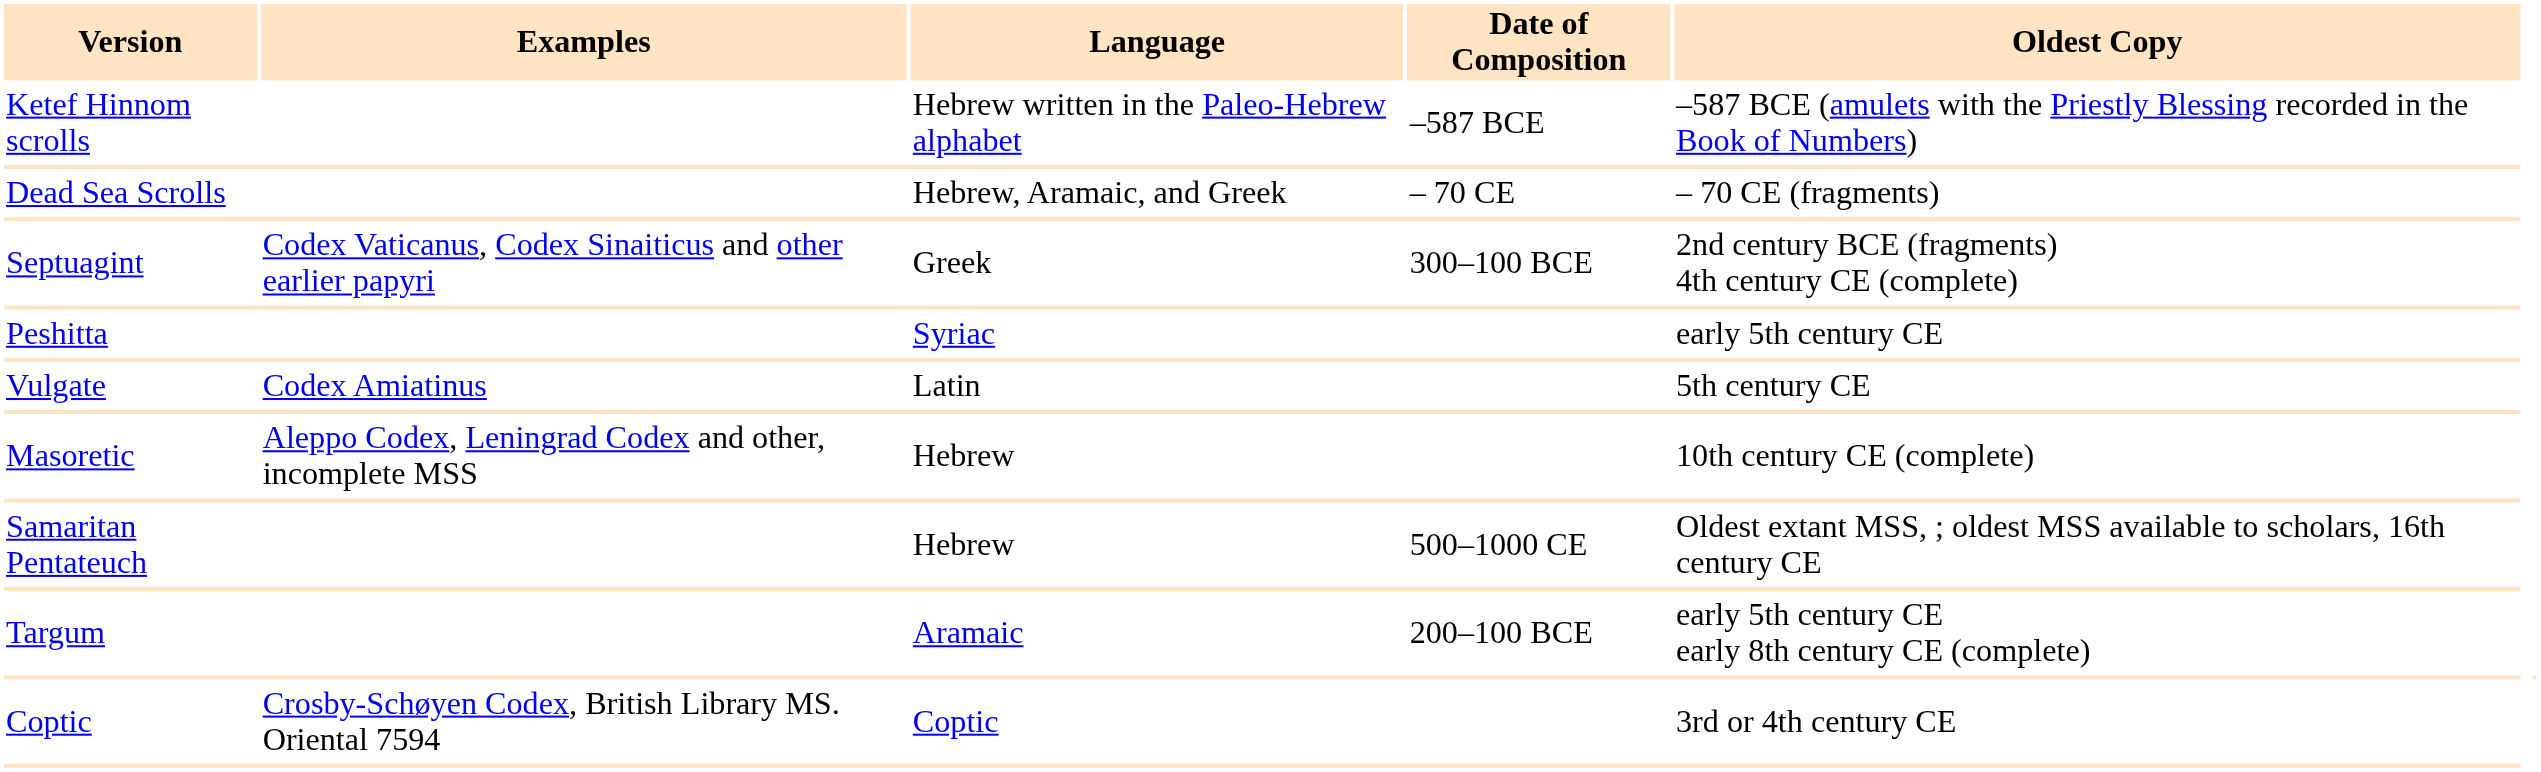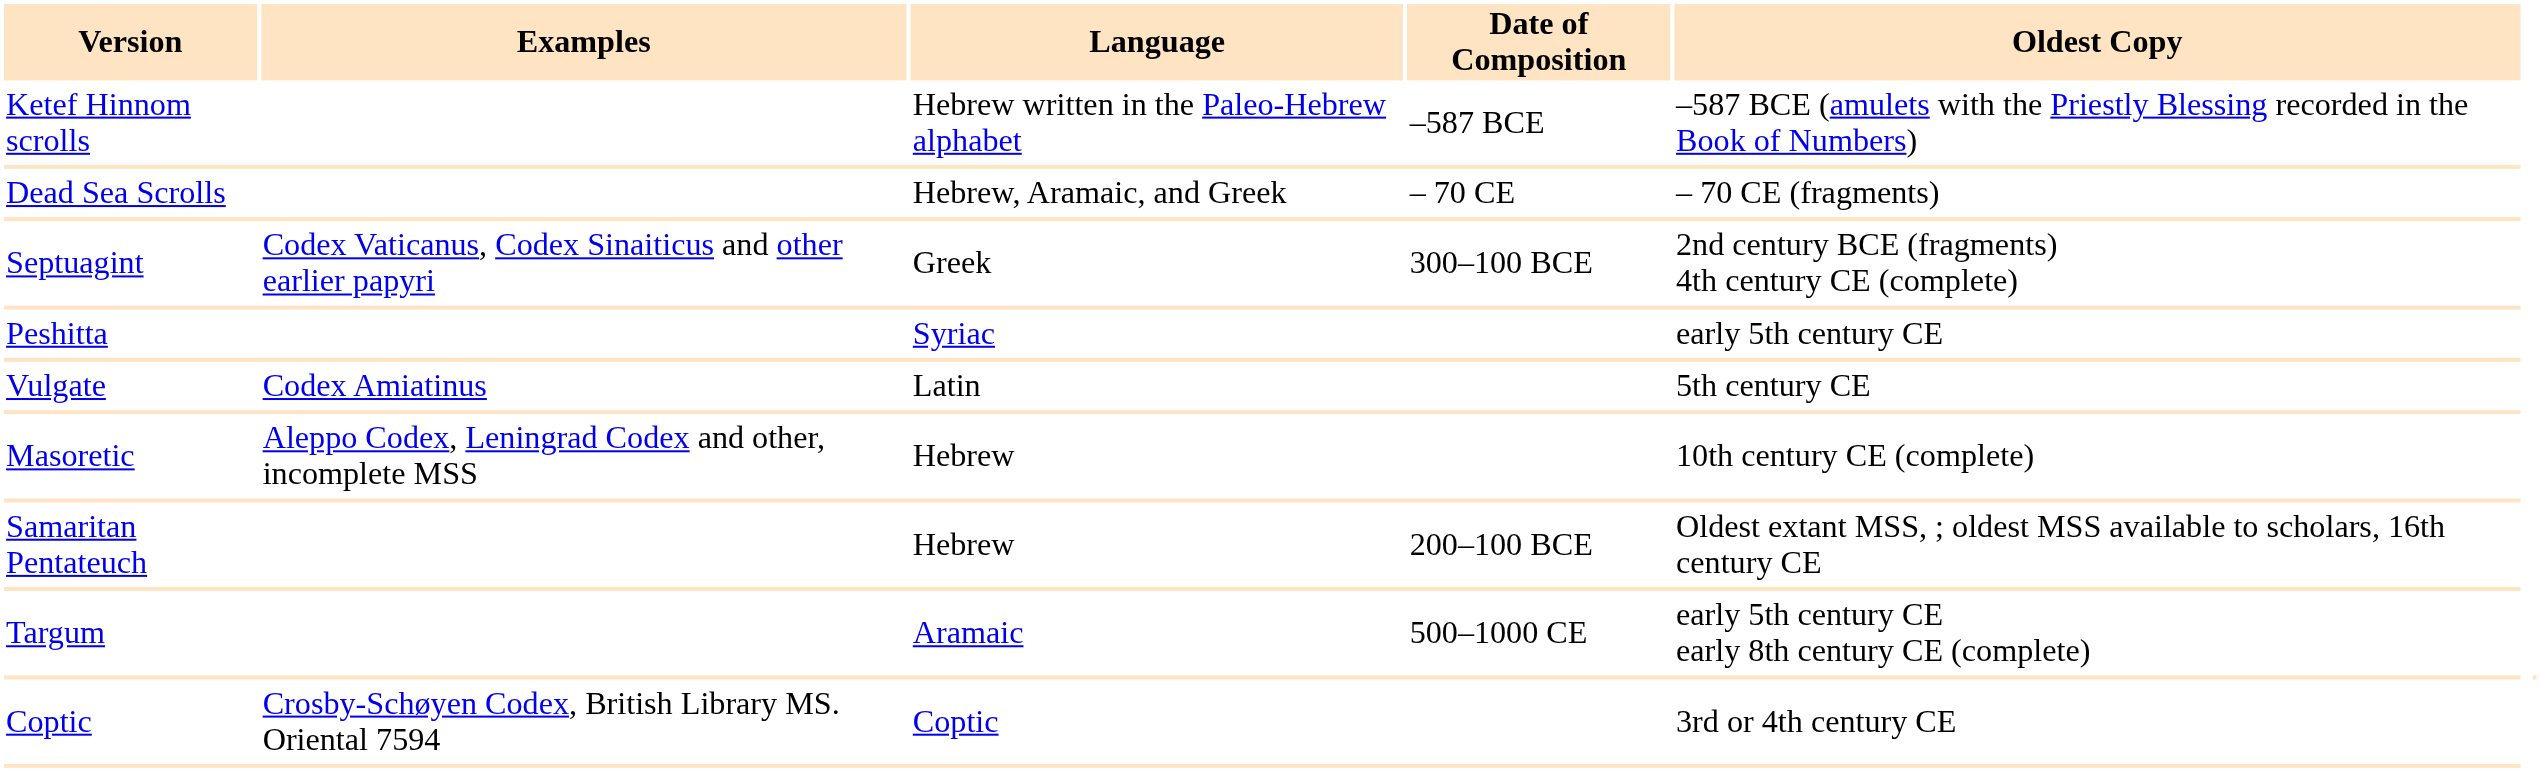(1499, 544) 500–1000 CE -> (1501, 544) 200–100 BCE
(1501, 632) 200–100 BCE -> (1499, 632) 500–1000 CE
